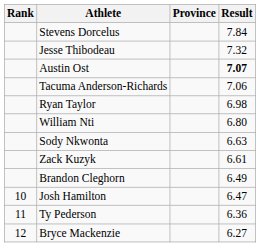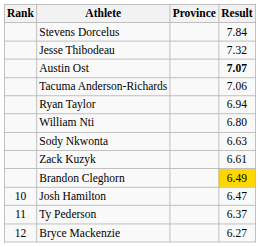(237, 104) 6.98 -> (237, 104) 6.94
(237, 178) no background -> (237, 178) gold background
(237, 214) 6.36 -> (237, 214) 6.37
